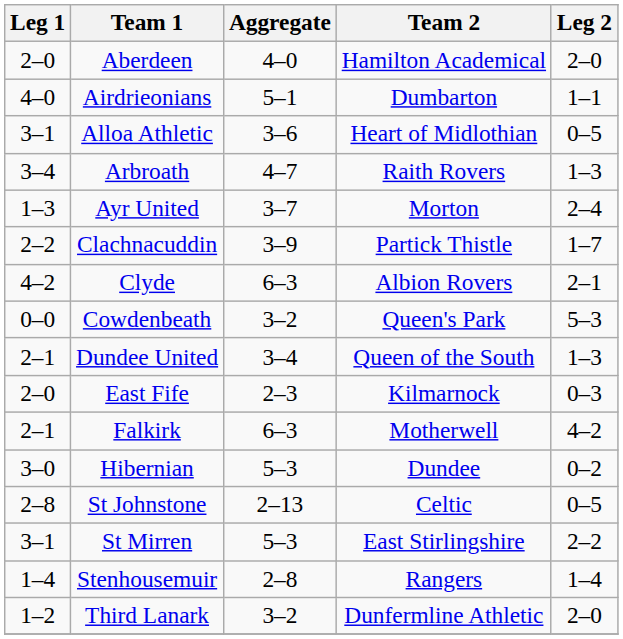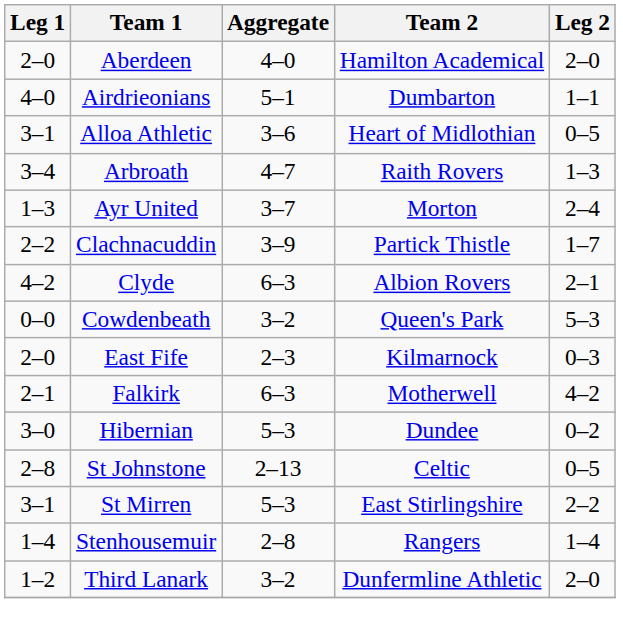- row: (147, 356)
